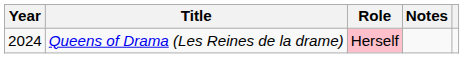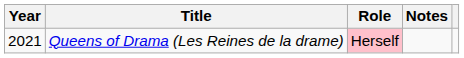(25, 40) 2024 -> (25, 40) 2021
